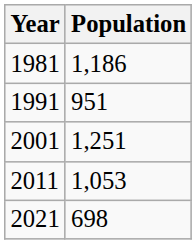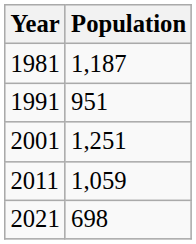(99, 63) 1,186 -> (99, 63) 1,187
(99, 180) 1,053 -> (99, 180) 1,059
